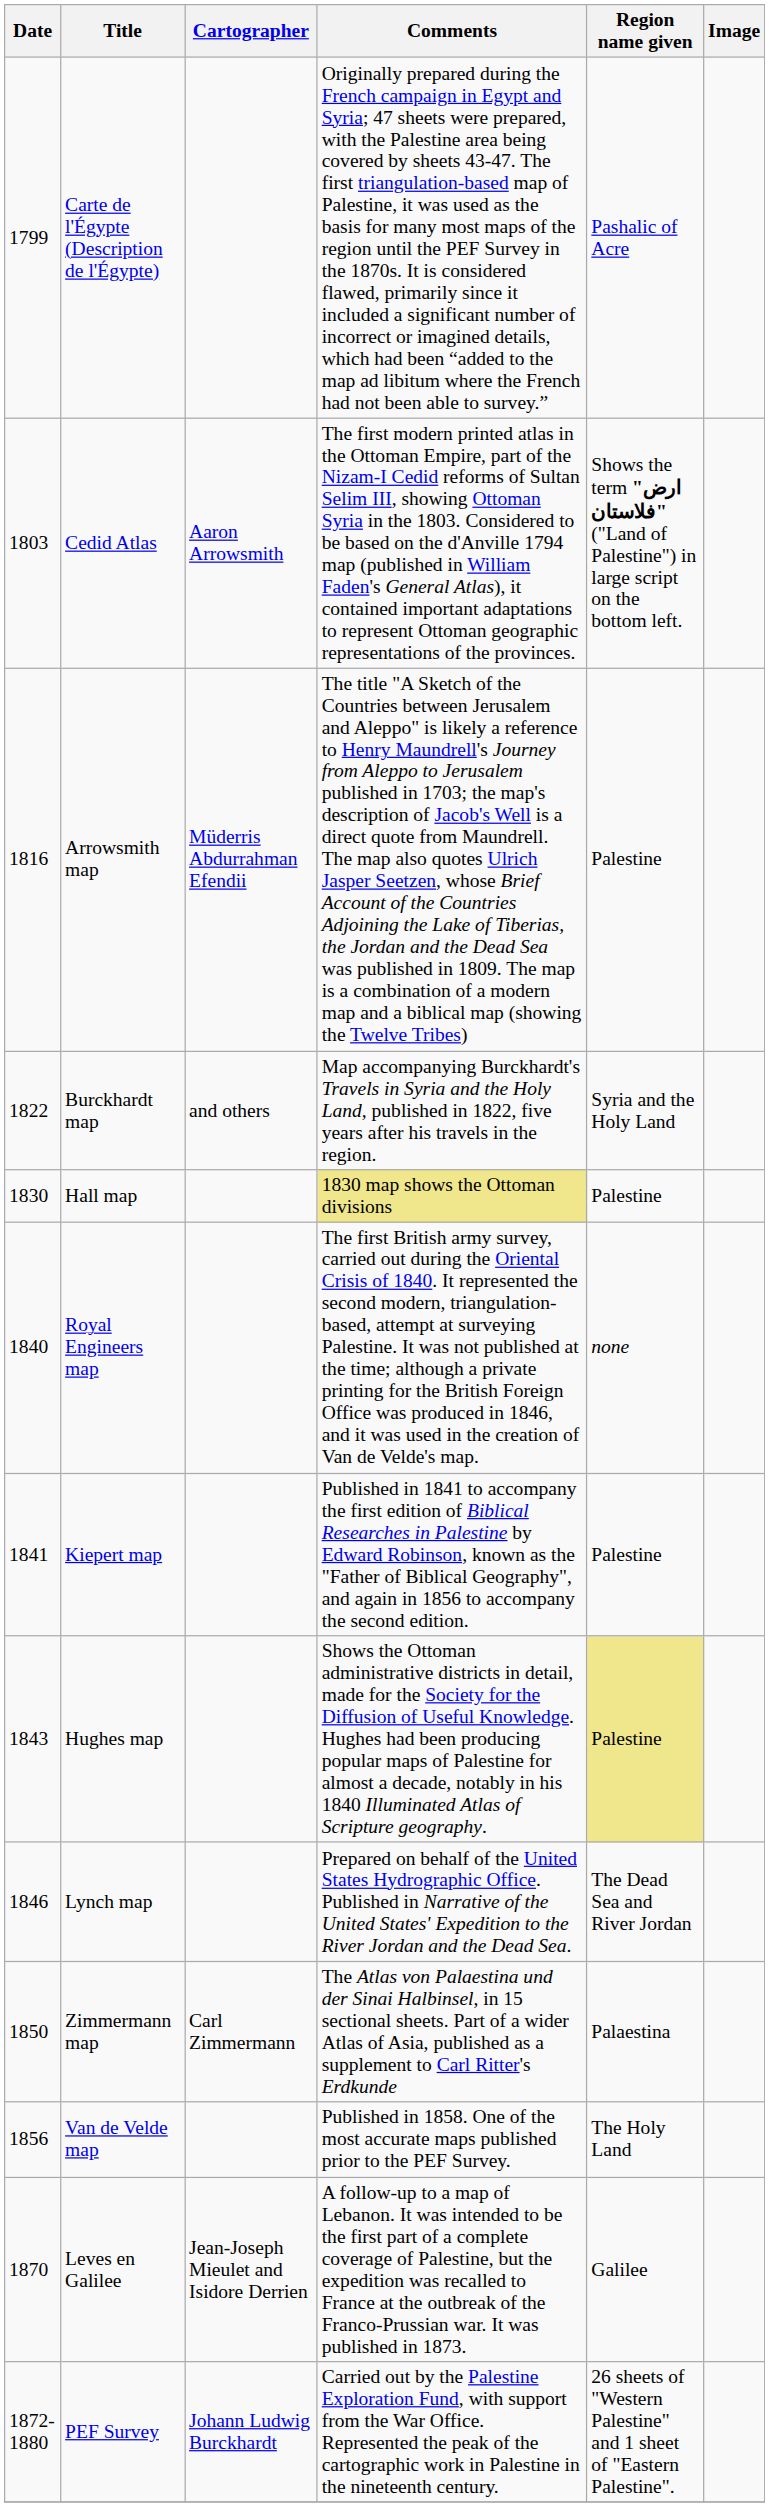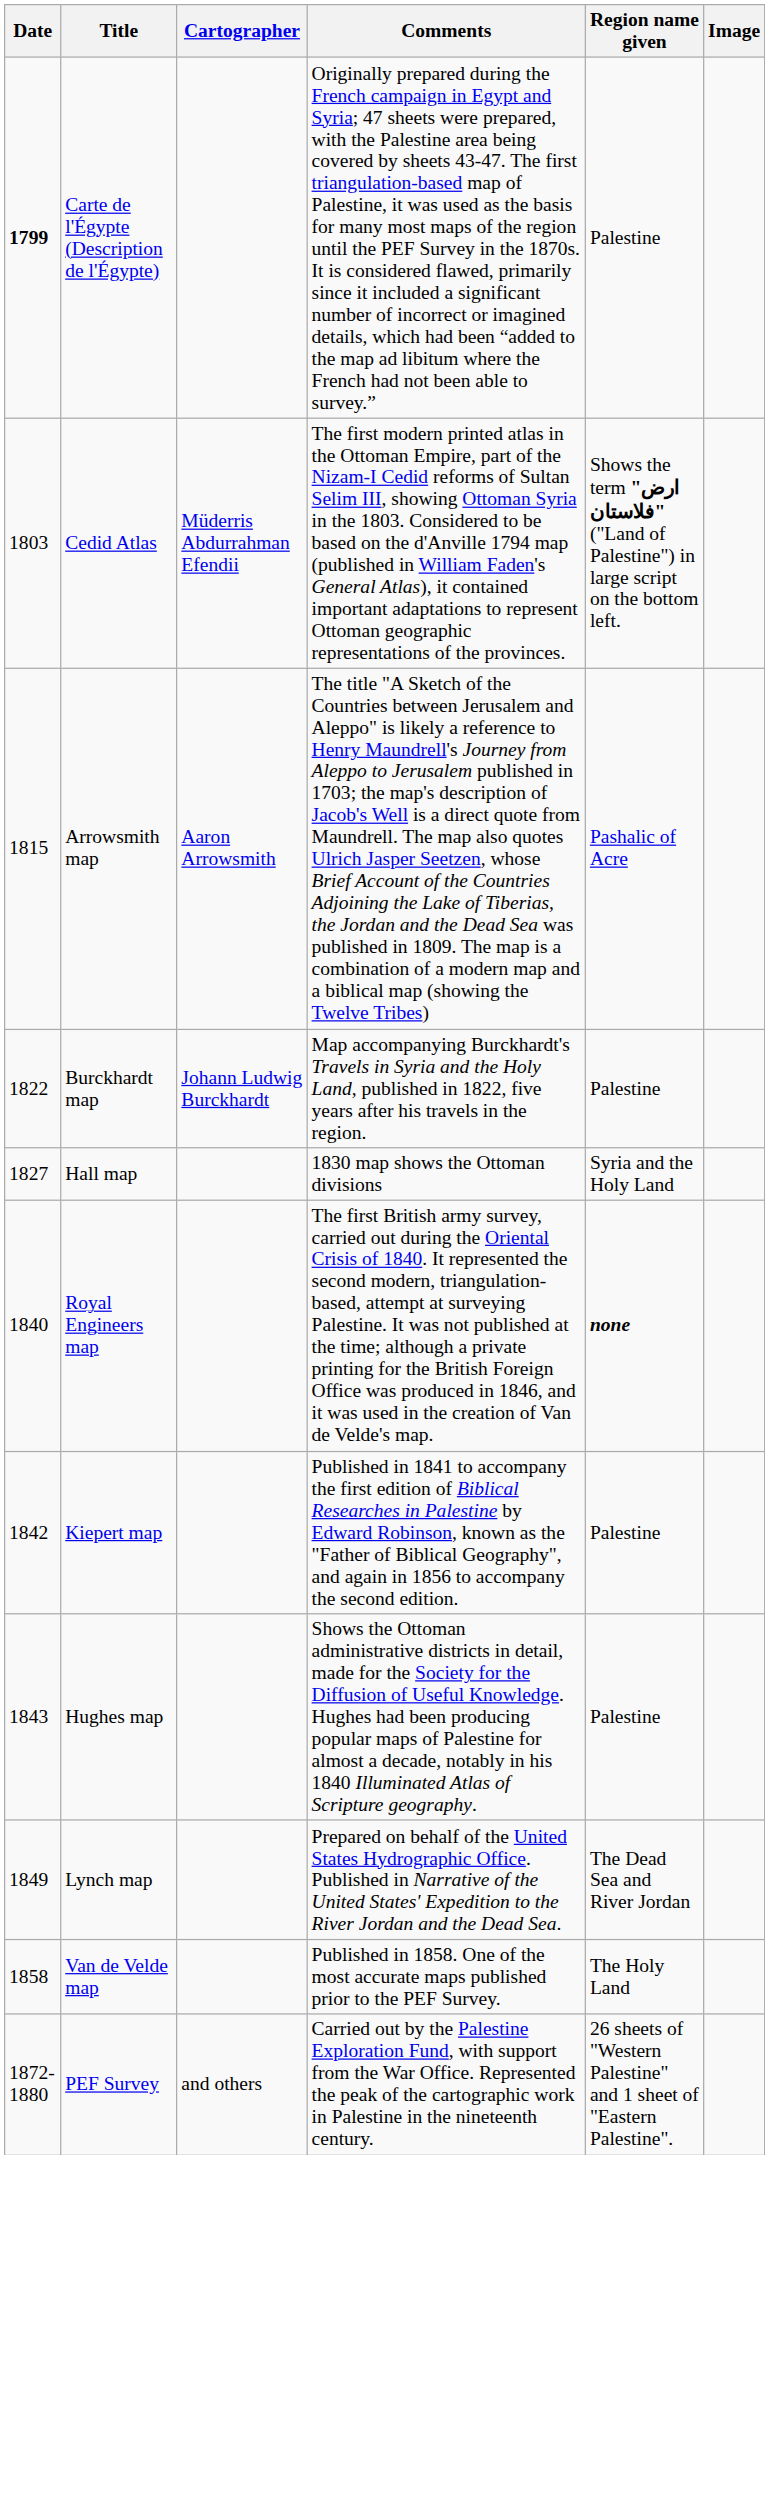(29, 237) normal -> (29, 237) bold
(634, 237) Pashalic of Acre -> (625, 237) Palestine
(236, 543) Aaron Arrowsmith -> (236, 543) Müderris Abdurrahman Efendii
(29, 859) 1816 -> (29, 848) 1815
(243, 859) Müderris Abdurrahman Efendii -> (229, 848) Aaron Arrowsmith
(627, 859) Palestine -> (633, 848) Pashalic of Acre
(229, 1110) and others -> (242, 1088) Johann Ludwig Burckhardt
(643, 1110) Syria and the Holy Land -> (625, 1088) Palestine
(29, 1195) 1830 -> (29, 1173) 1827
(438, 1195) khaki background -> (428, 1173) no background
(627, 1195) Palestine -> (641, 1173) Syria and the Holy Land
(610, 1347) normal -> (610, 1325) bold
(29, 1554) 1841 -> (29, 1532) 1842
(627, 1738) khaki background -> (625, 1716) no background
(29, 1901) 1846 -> (29, 1879) 1849
- row: (118, 2031)
(29, 2139) 1856 -> (29, 1976) 1858
- row: (100, 2269)
(250, 2431) Johann Ludwig Burckhardt -> (222, 2084) and others
